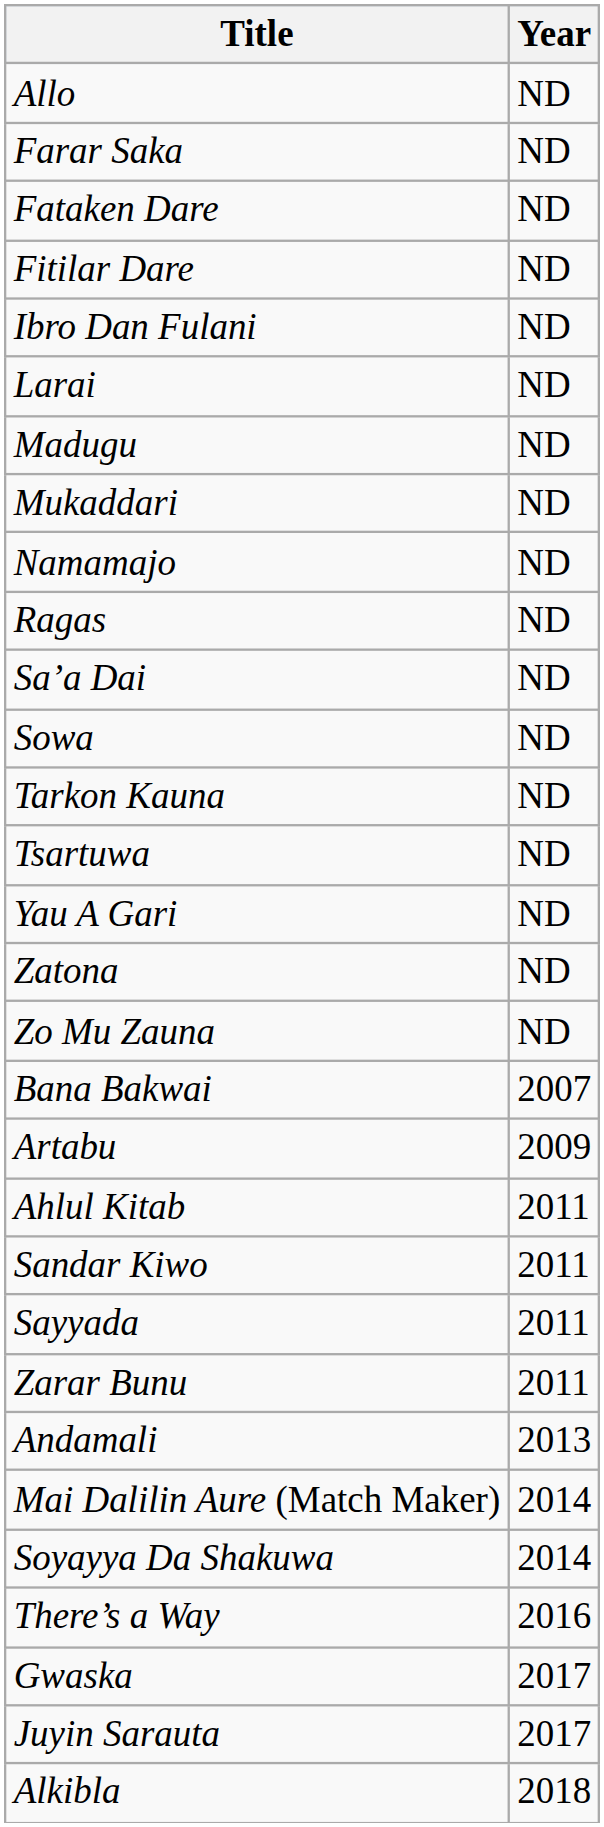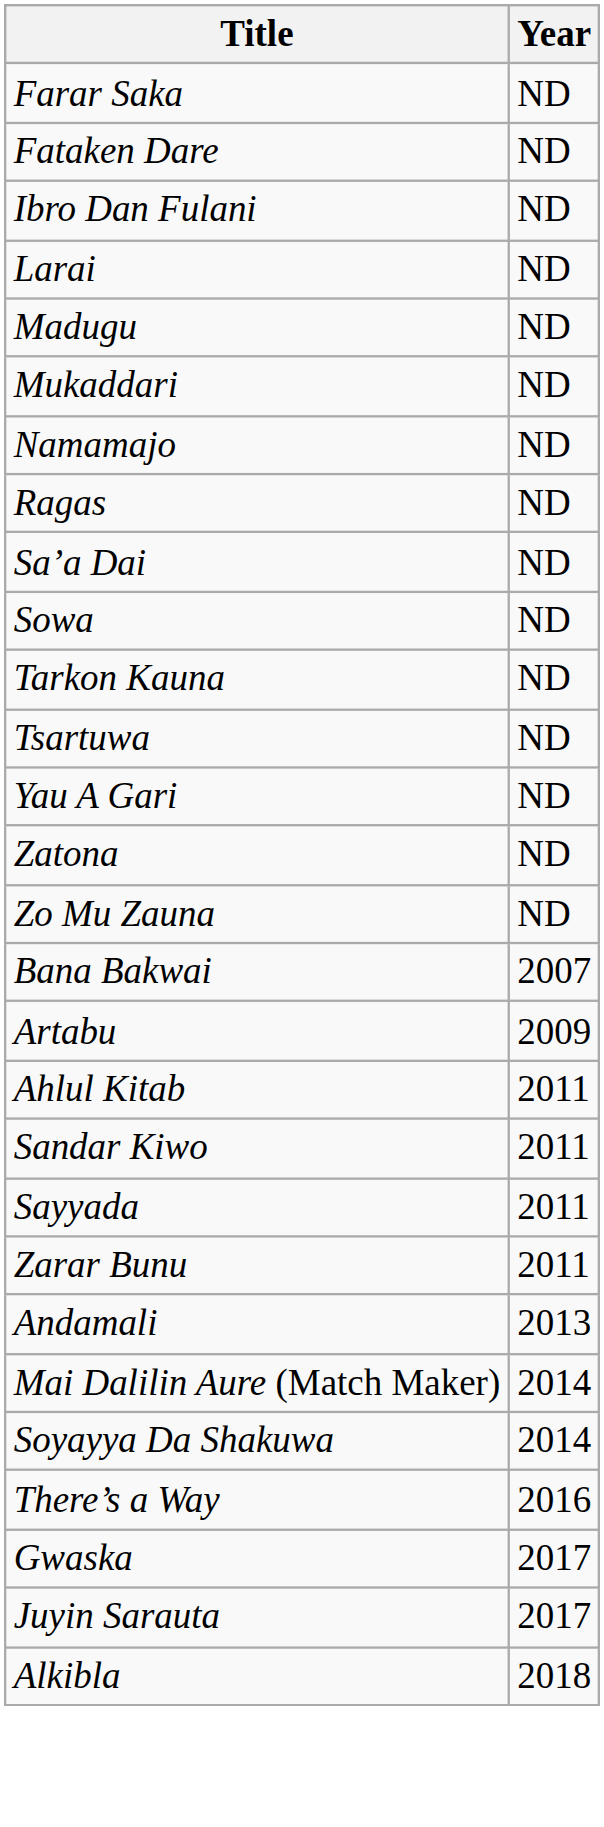- row: (44, 92)
- row: (104, 268)
